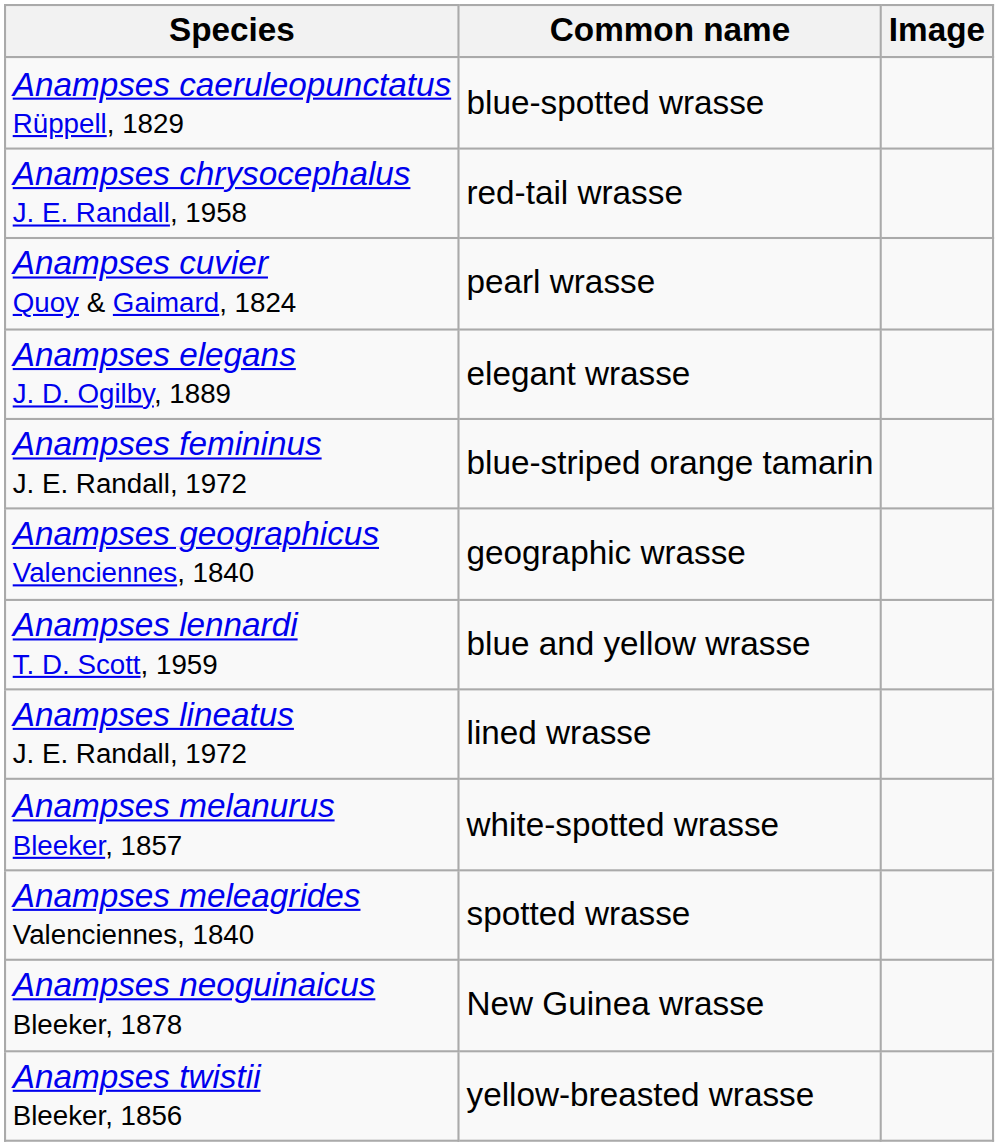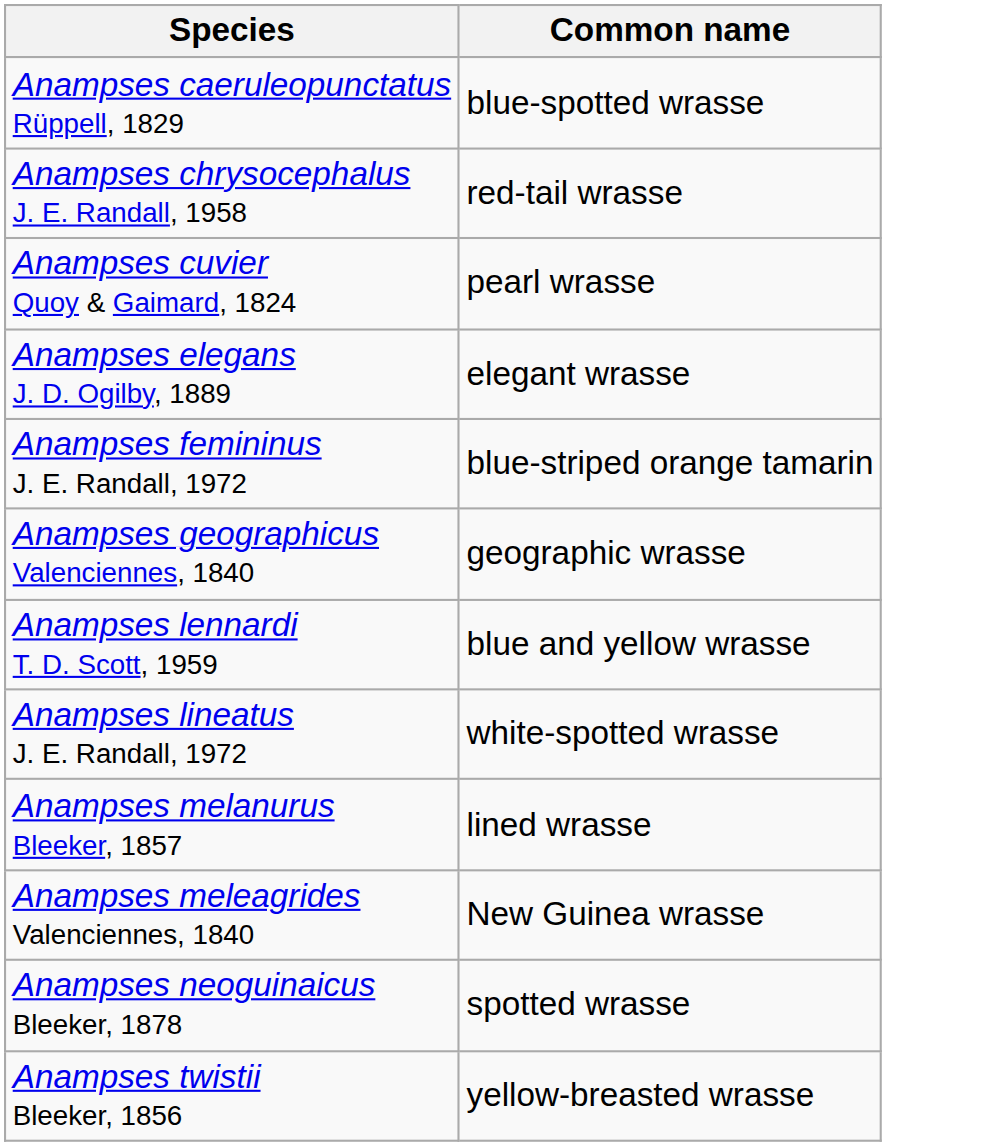- column: (937, 30)
(559, 733) lined wrasse -> (623, 733) white-spotted wrasse
(623, 824) white-spotted wrasse -> (559, 824) lined wrasse
(578, 914) spotted wrasse -> (615, 914) New Guinea wrasse
(615, 1004) New Guinea wrasse -> (578, 1004) spotted wrasse
